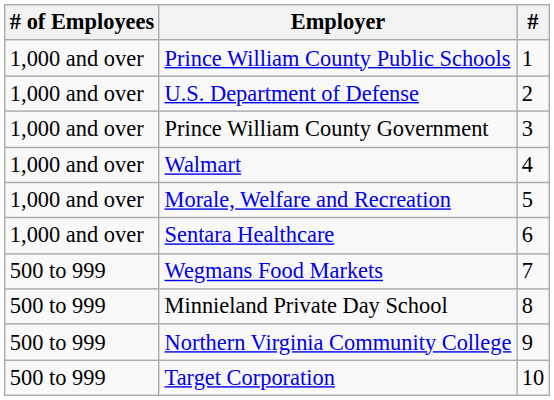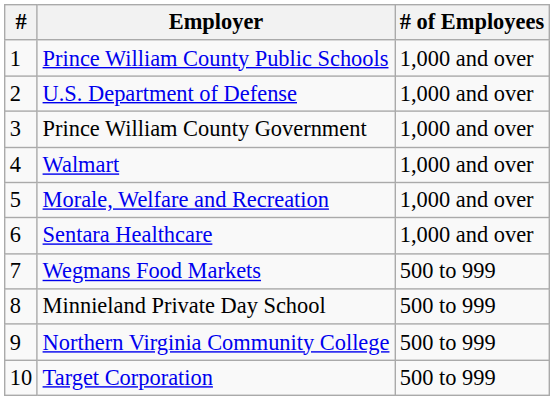columns swapped: (533, 22) <-> (82, 22)
